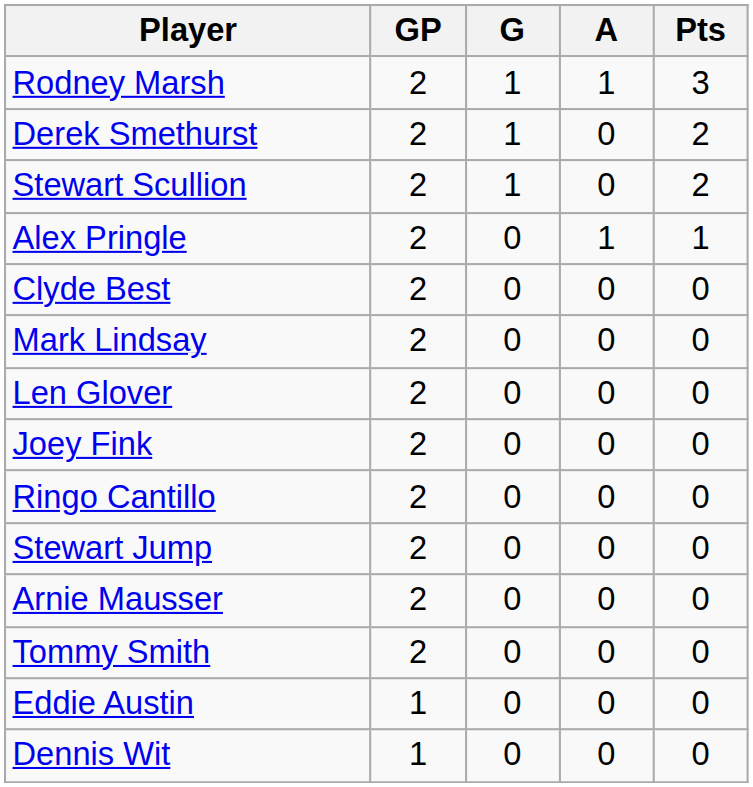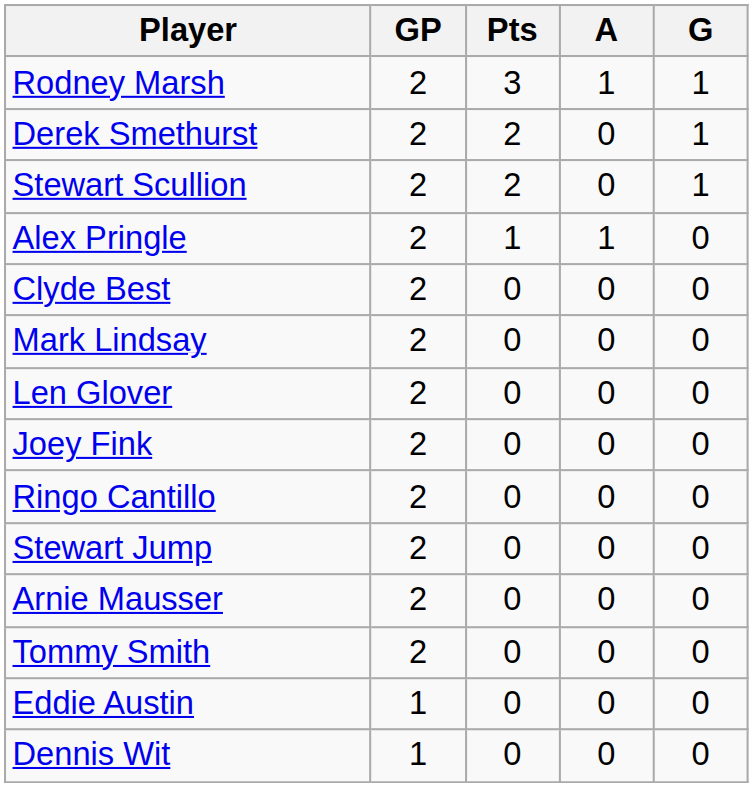columns swapped: (512, 30) <-> (701, 30)
